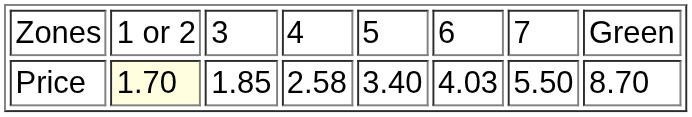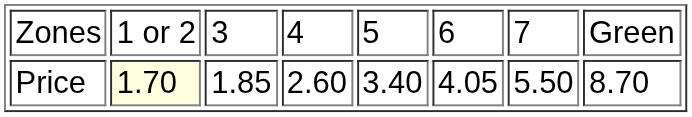(317, 82) 2.58 -> (317, 82) 2.60
(468, 82) 4.03 -> (468, 82) 4.05
